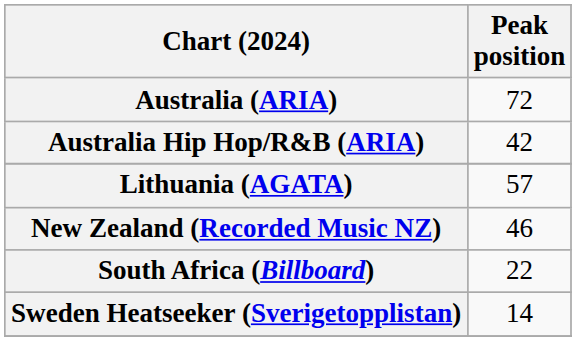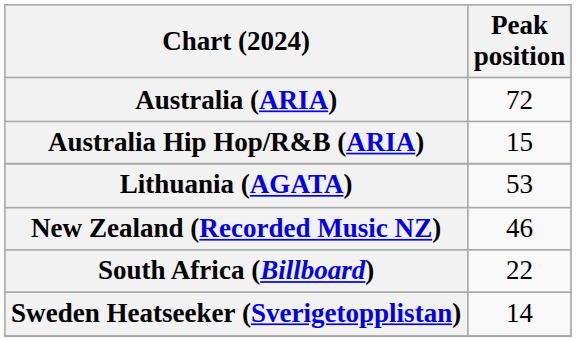(520, 142) 42 -> (520, 142) 15
(520, 185) 57 -> (520, 185) 53
